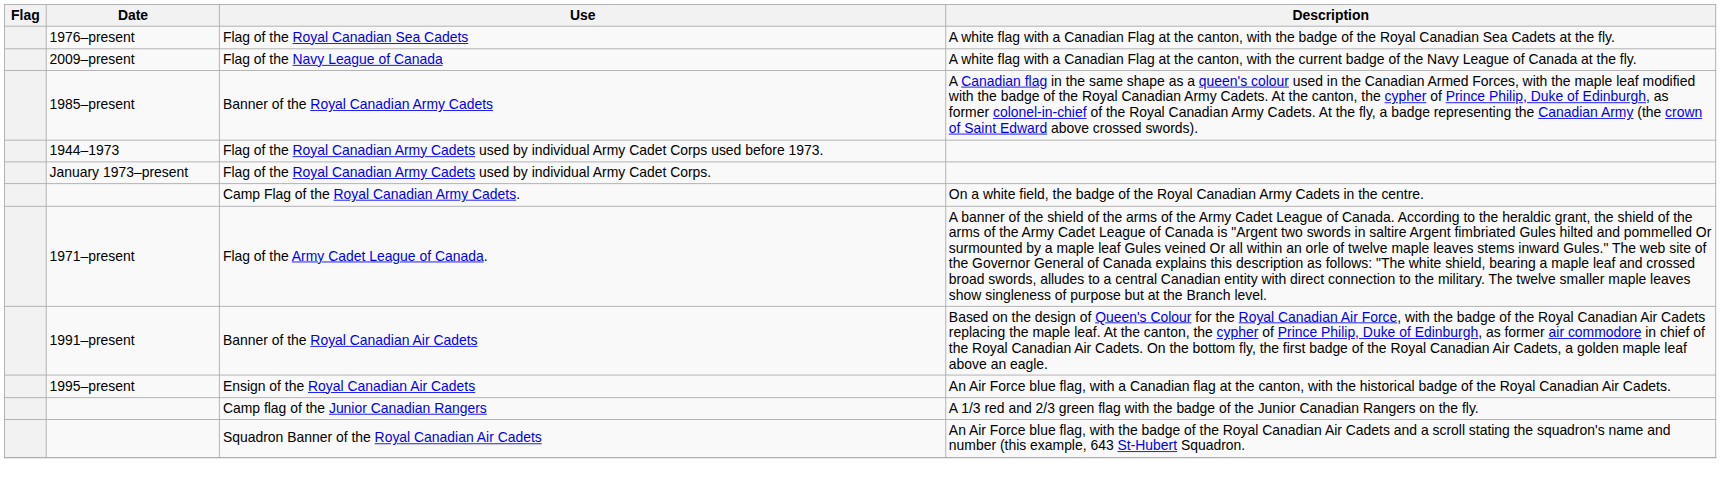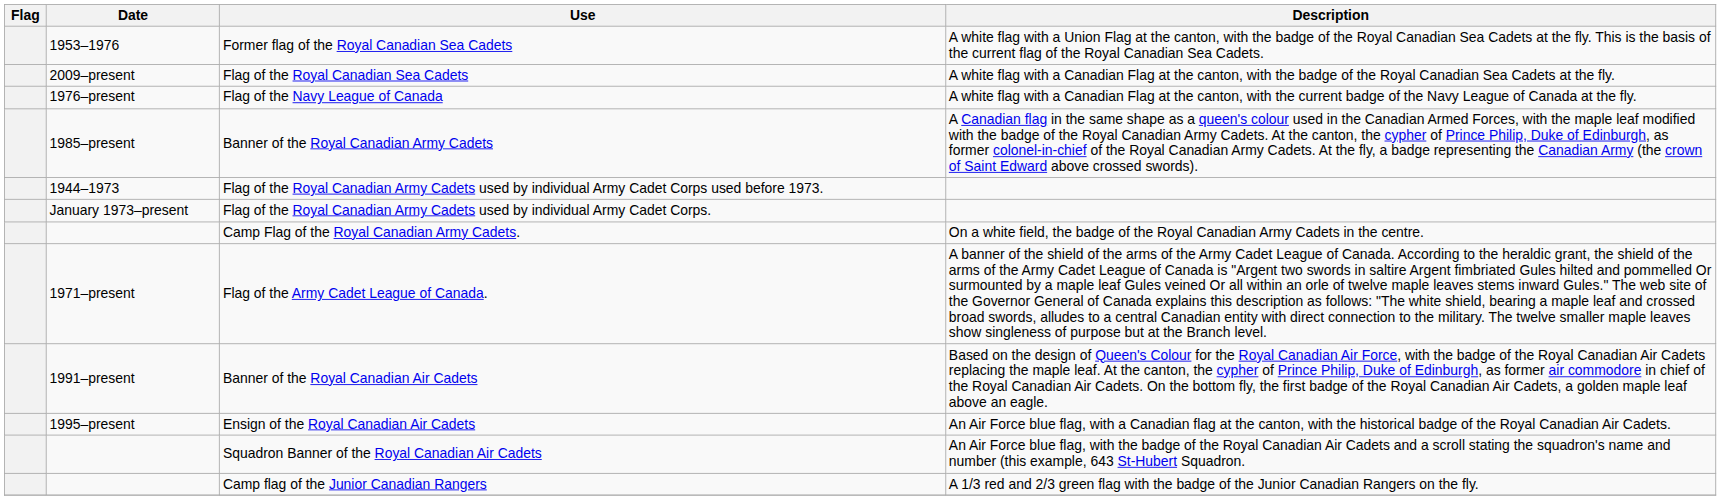+ row: (368, 45)
(92, 37) 1976–present -> (92, 75) 2009–present
(92, 59) 2009–present -> (92, 97) 1976–present
rows swapped: (382, 438) <-> (355, 408)
